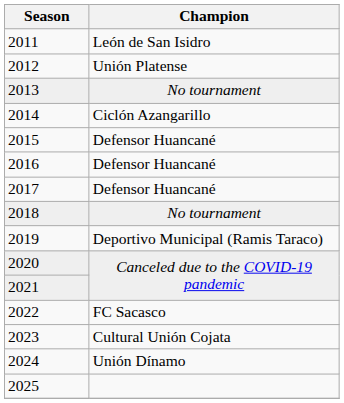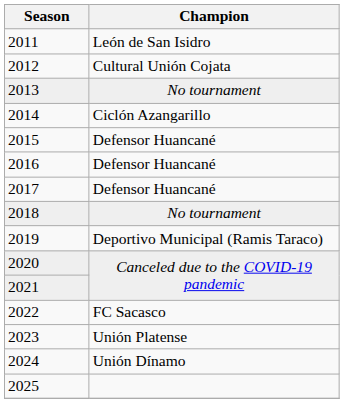(140, 66) Unión Platense -> (162, 66) Cultural Unión Cojata
(162, 336) Cultural Unión Cojata -> (140, 336) Unión Platense
